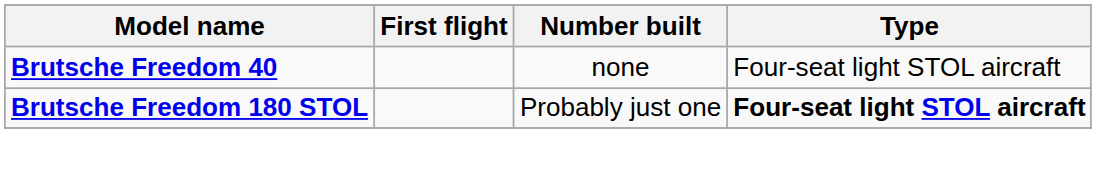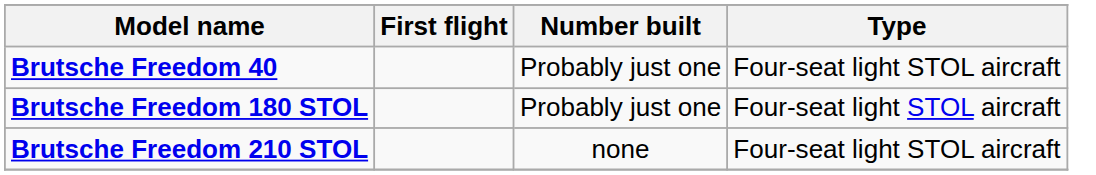(621, 67) none -> (621, 67) Probably just one
(909, 108) bold -> (897, 108) normal
+ row: (190, 149)
